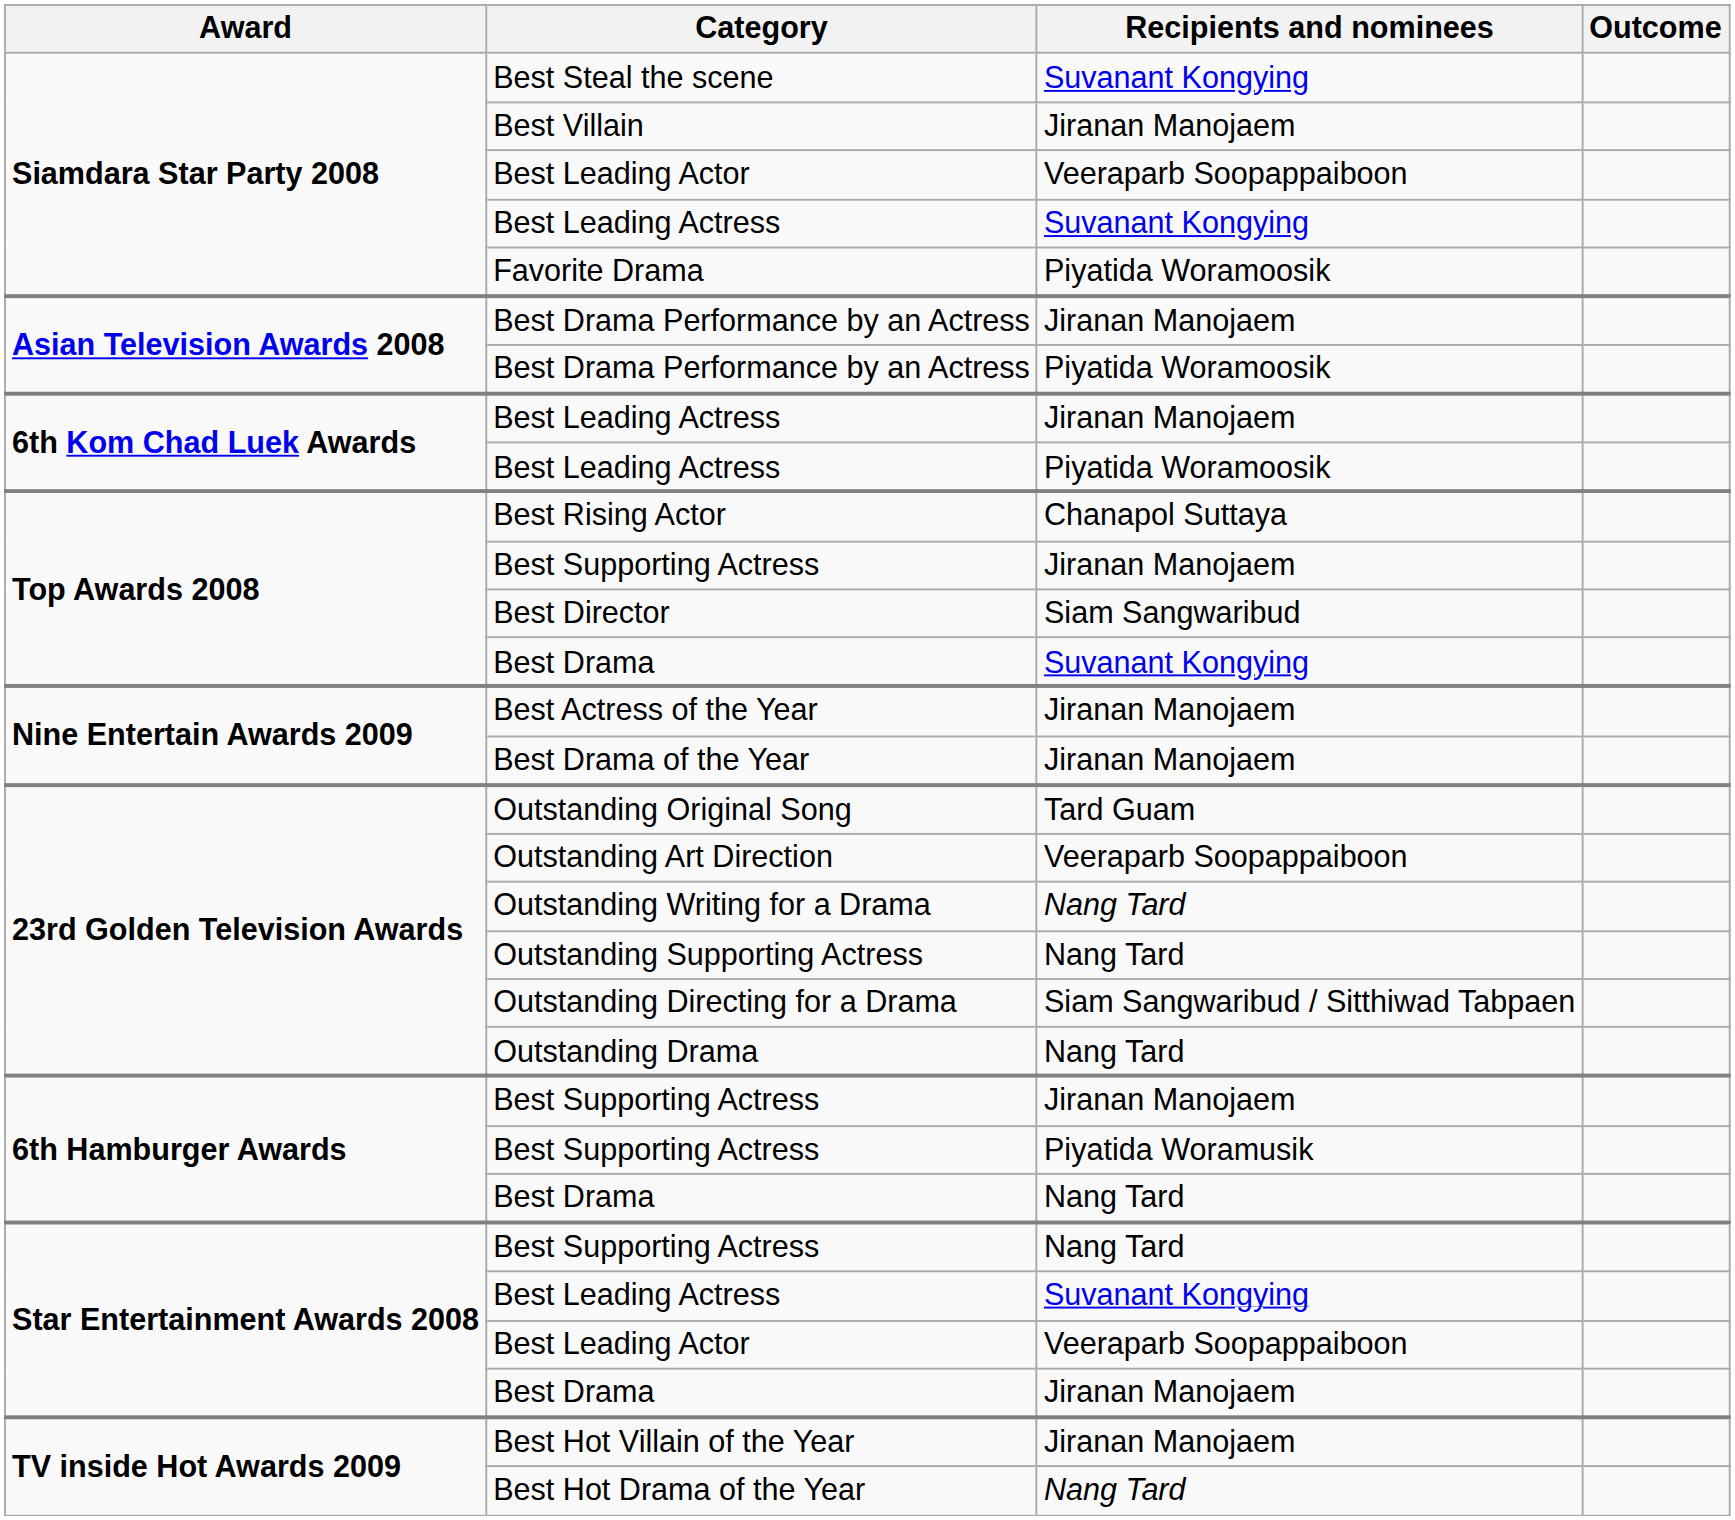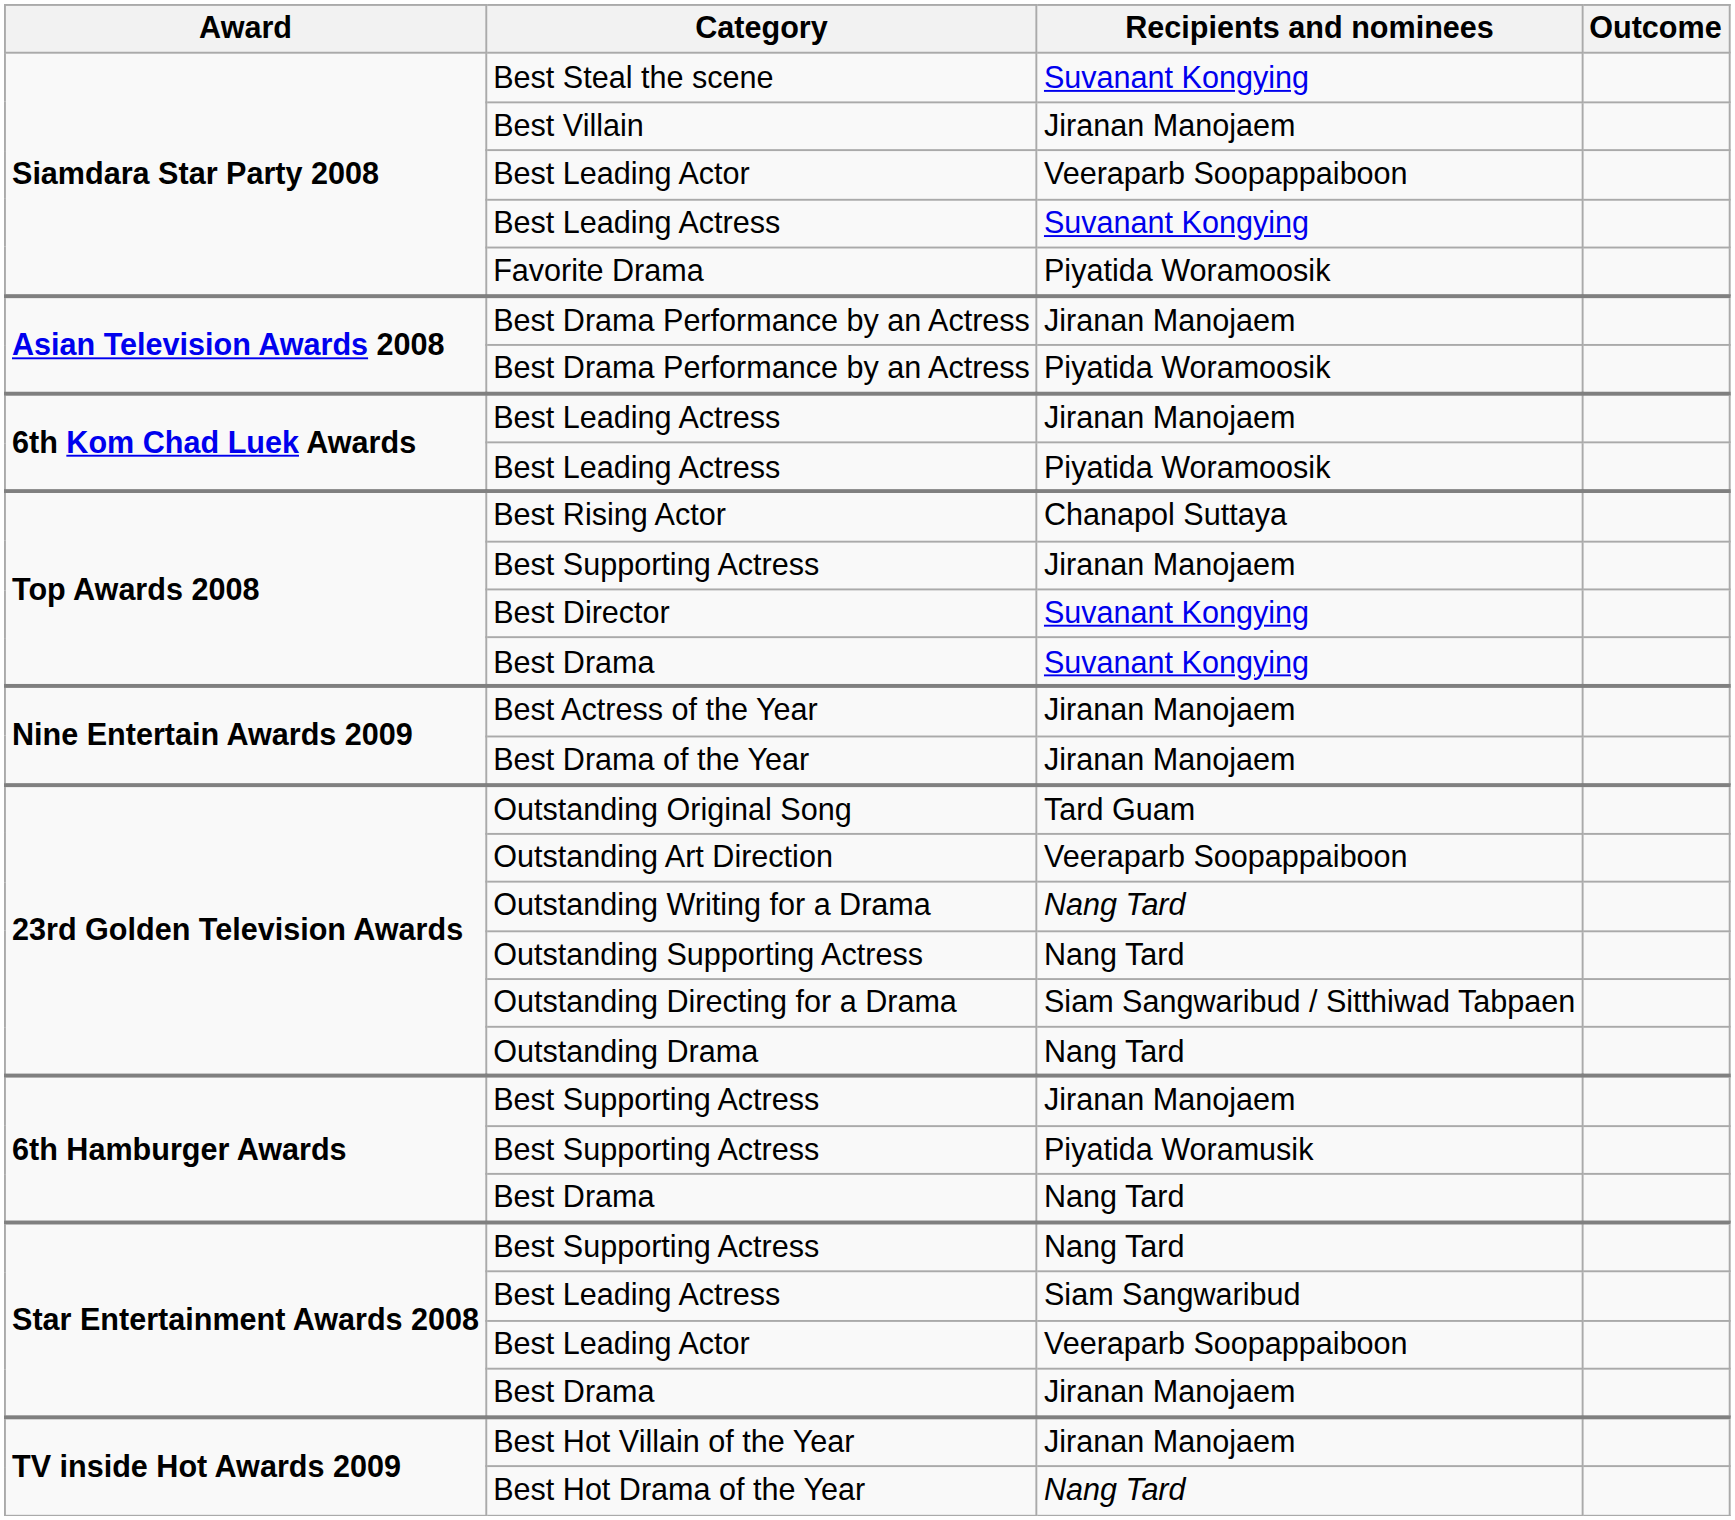(1172, 613) Siam Sangwaribud -> (1177, 613) Suvanant Kongying
(1177, 1295) Suvanant Kongying -> (1172, 1295) Siam Sangwaribud
